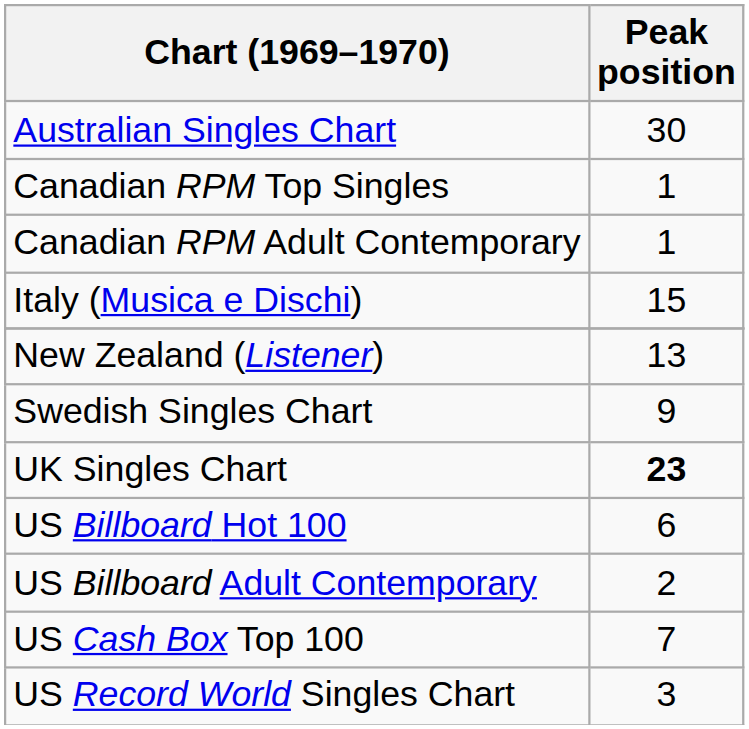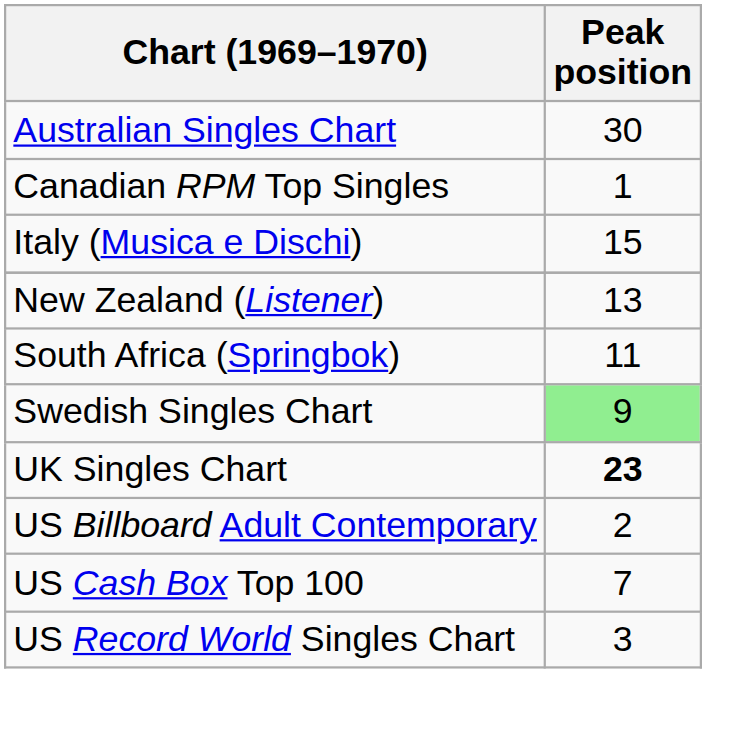- row: (297, 242)
+ row: (207, 355)
(666, 412) no background -> (623, 412) lightgreen background
- row: (180, 525)
